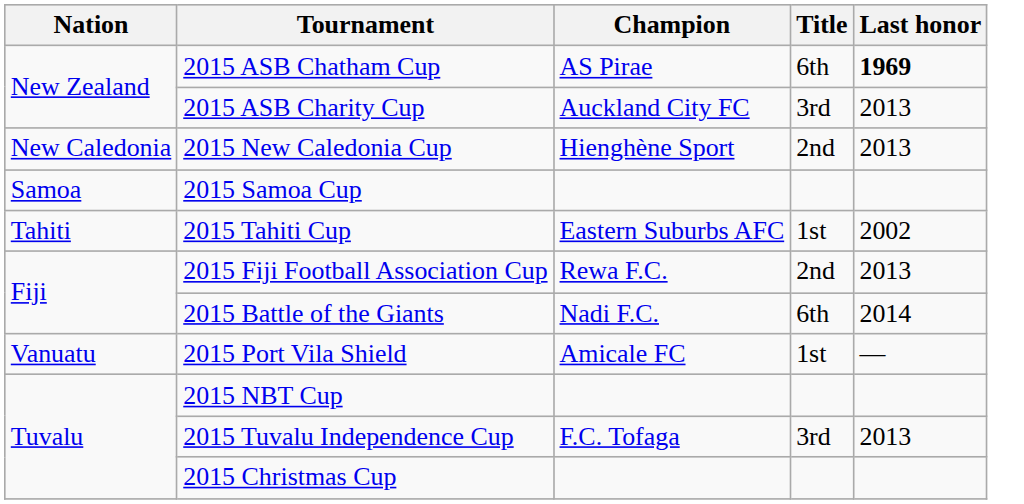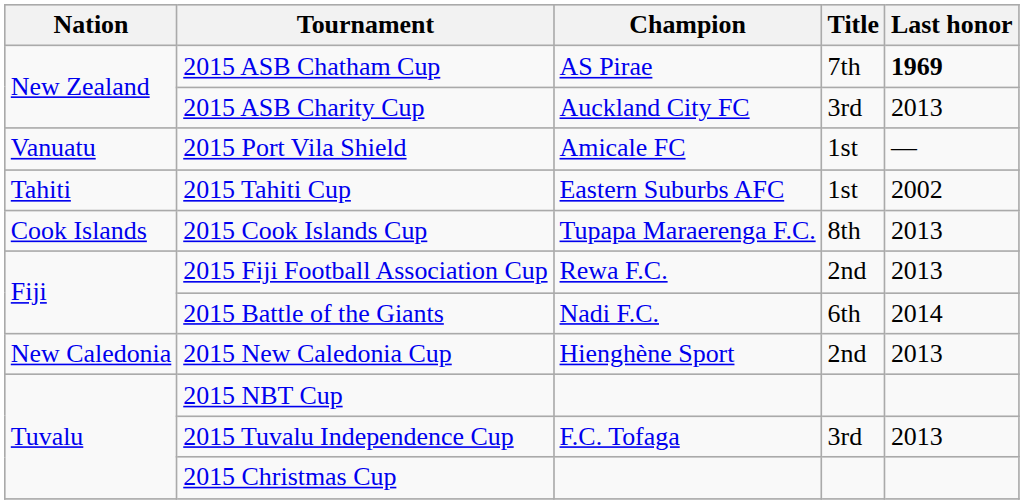(813, 66) 6th -> (844, 66) 7th
rows swapped: (295, 353) <-> (317, 148)
- row: (273, 189)
+ row: (305, 230)
